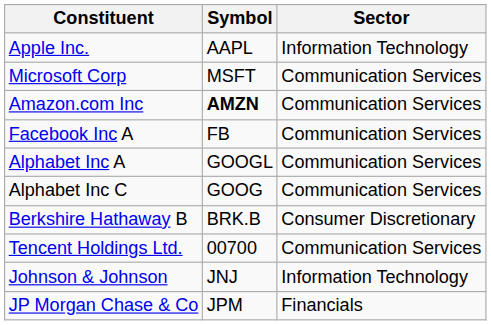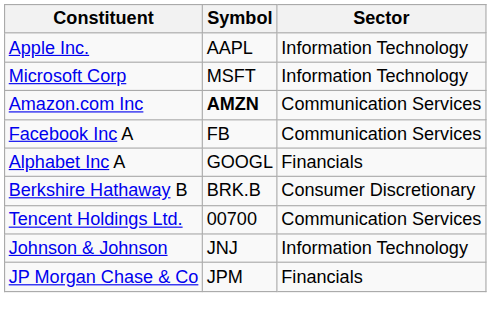(381, 76) Communication Services -> (375, 76) Information Technology
(381, 162) Communication Services -> (322, 162) Financials
- row: (68, 190)
